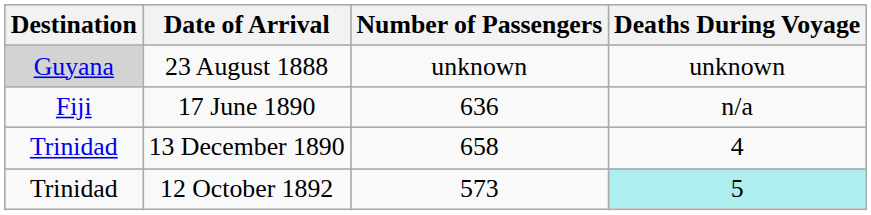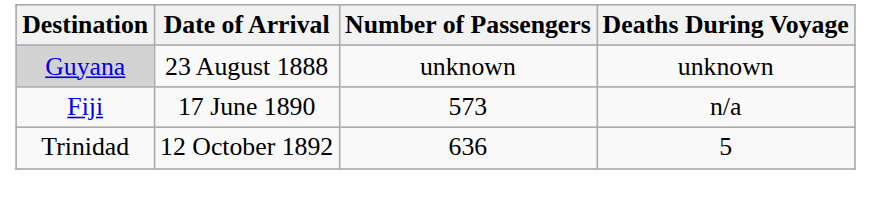(479, 106) 636 -> (468, 106) 573
- row: (247, 147)
(479, 188) 573 -> (468, 147) 636
(737, 188) paleturquoise background -> (726, 147) no background
